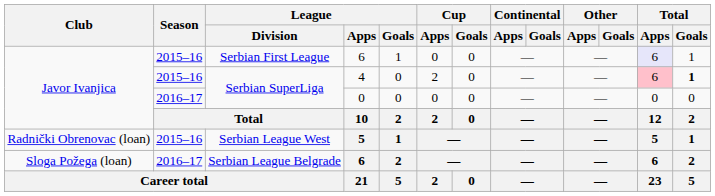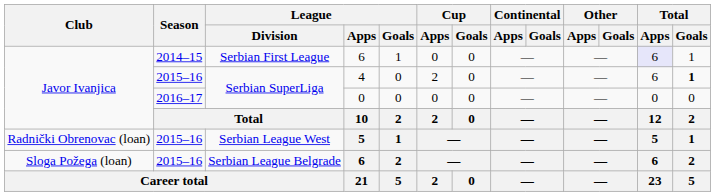(179, 56) 2015–16 -> (179, 56) 2014–15
(655, 77) pink background -> (655, 77) no background
(179, 160) 2016–17 -> (179, 160) 2015–16
